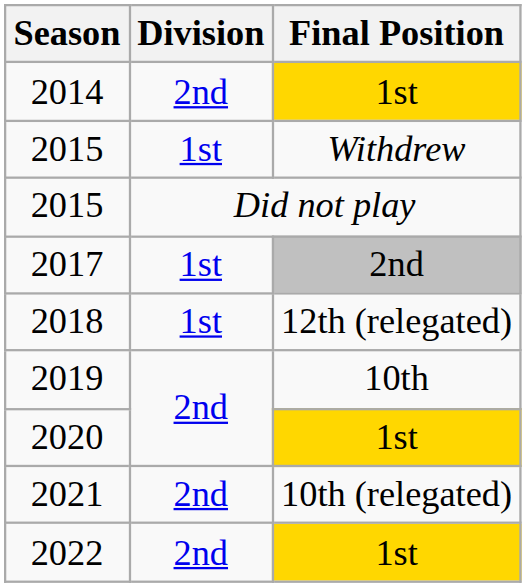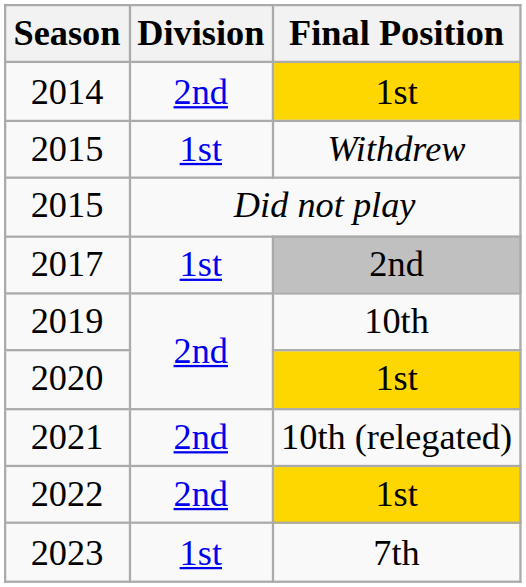- row: (67, 321)
+ row: (67, 551)
